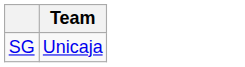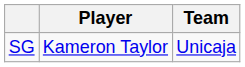+ column: (105, 18)
